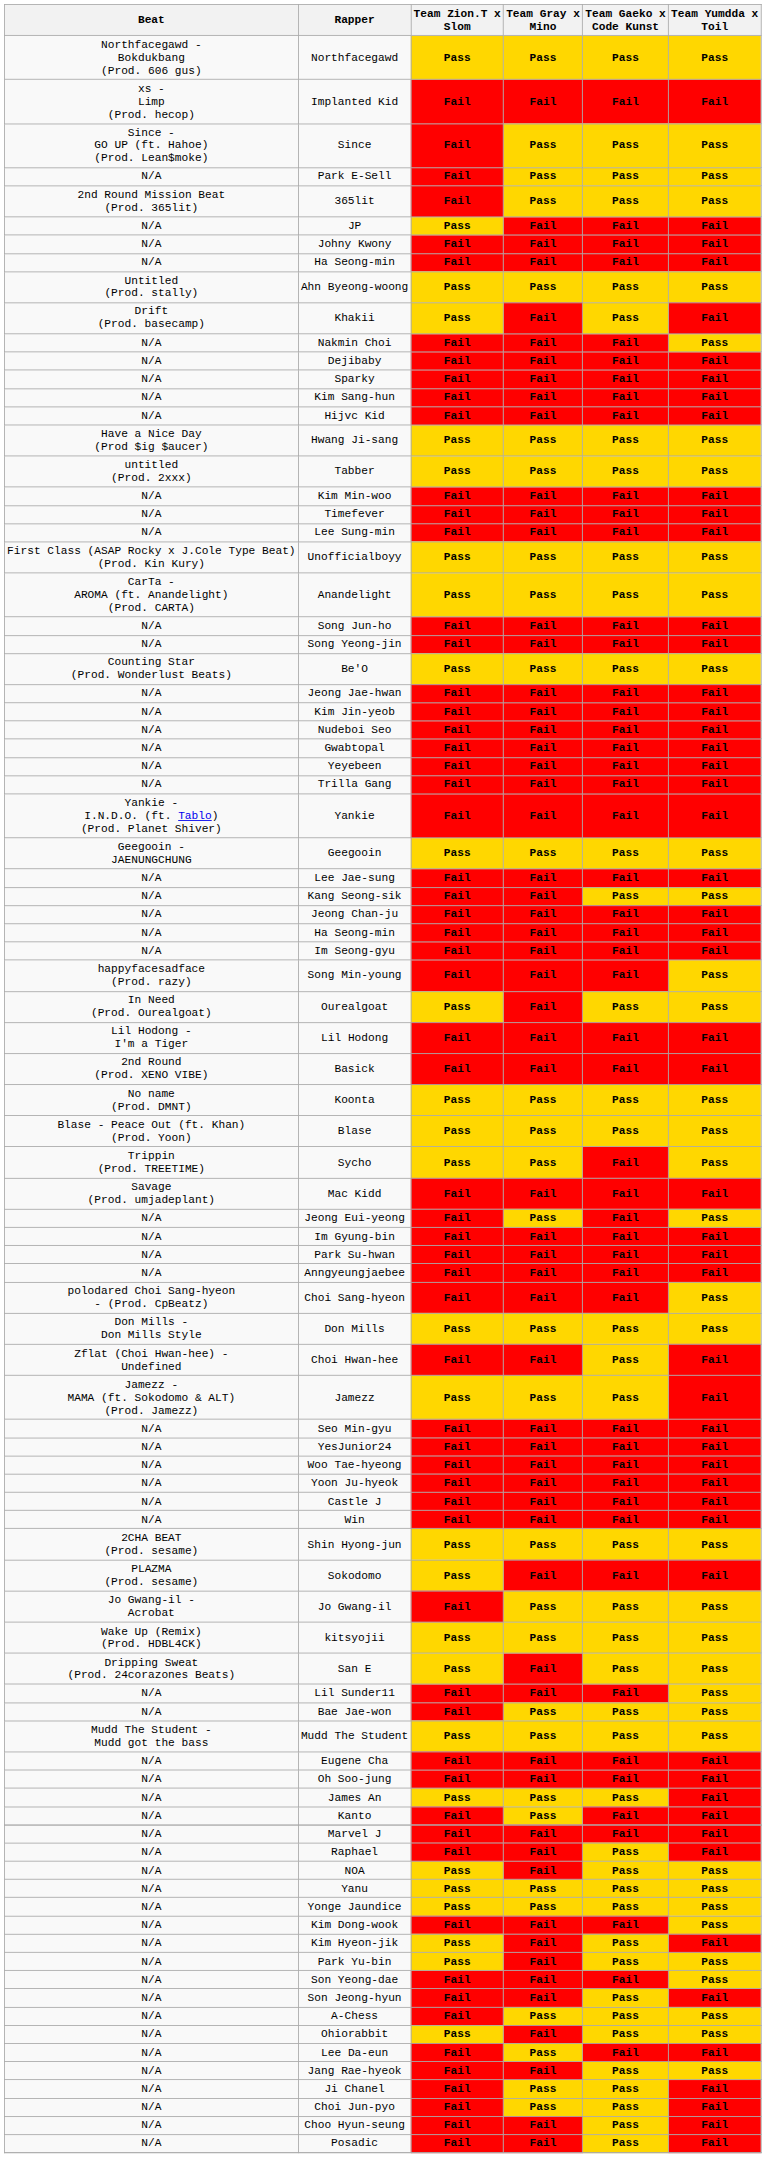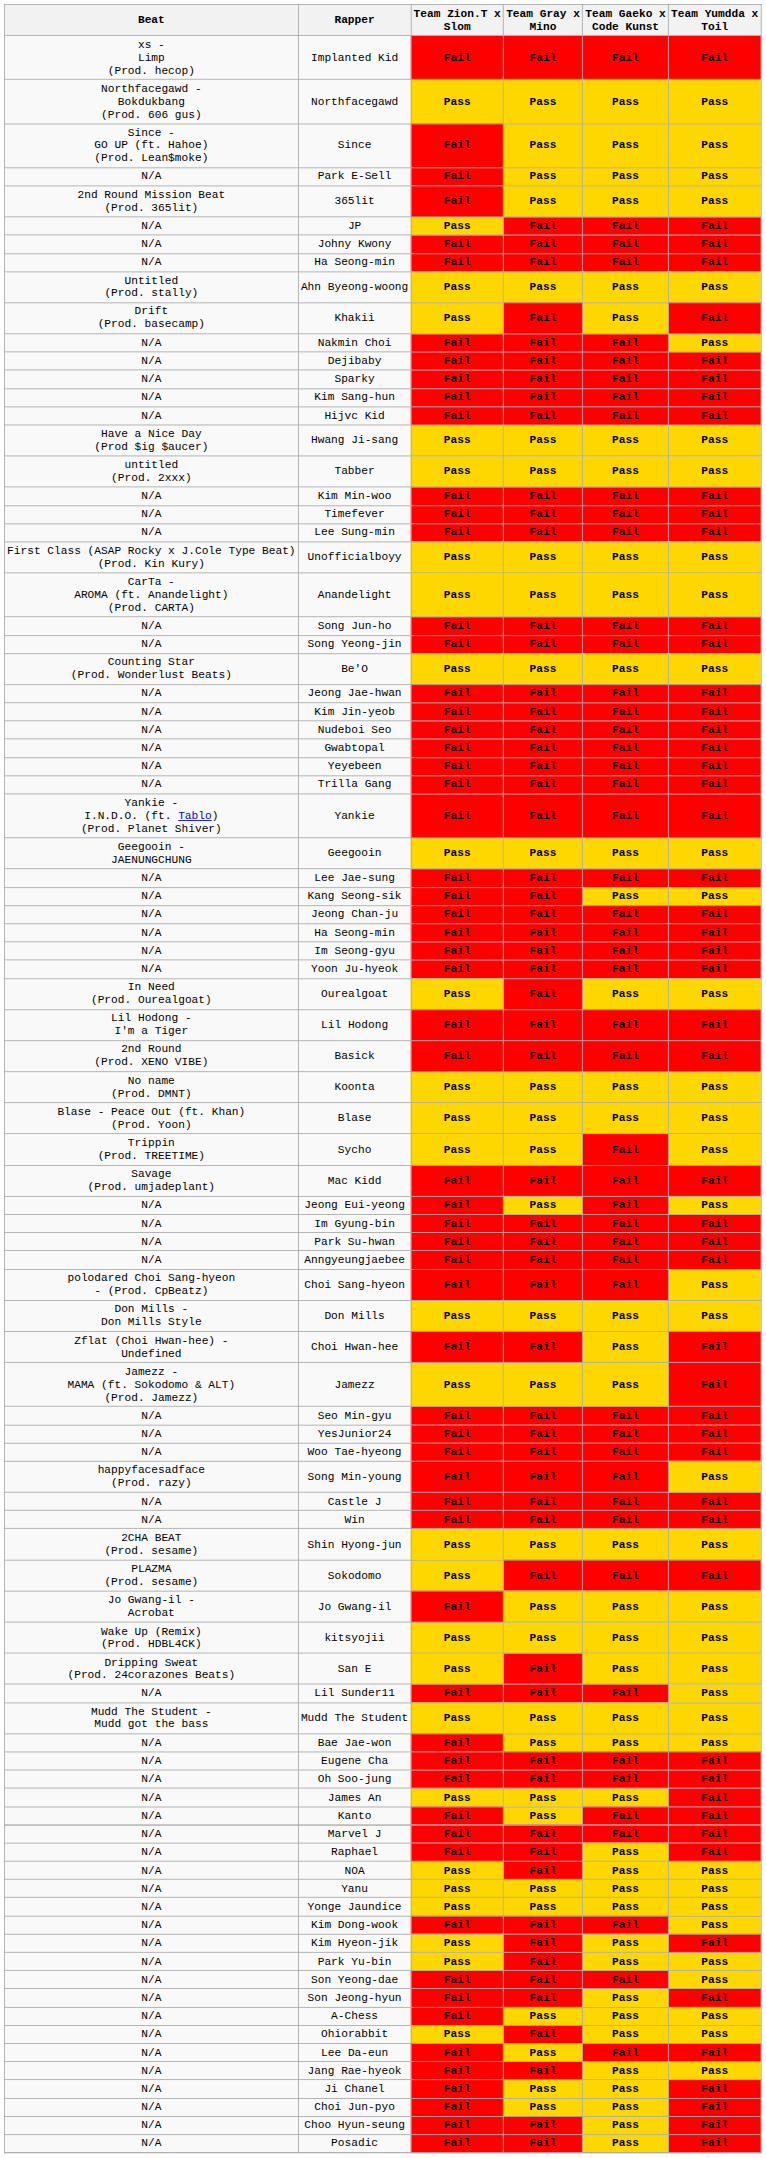rows swapped: (151, 58) <-> (151, 102)
rows swapped: (151, 1483) <-> (151, 976)
rows swapped: (151, 1712) <-> (151, 1736)
